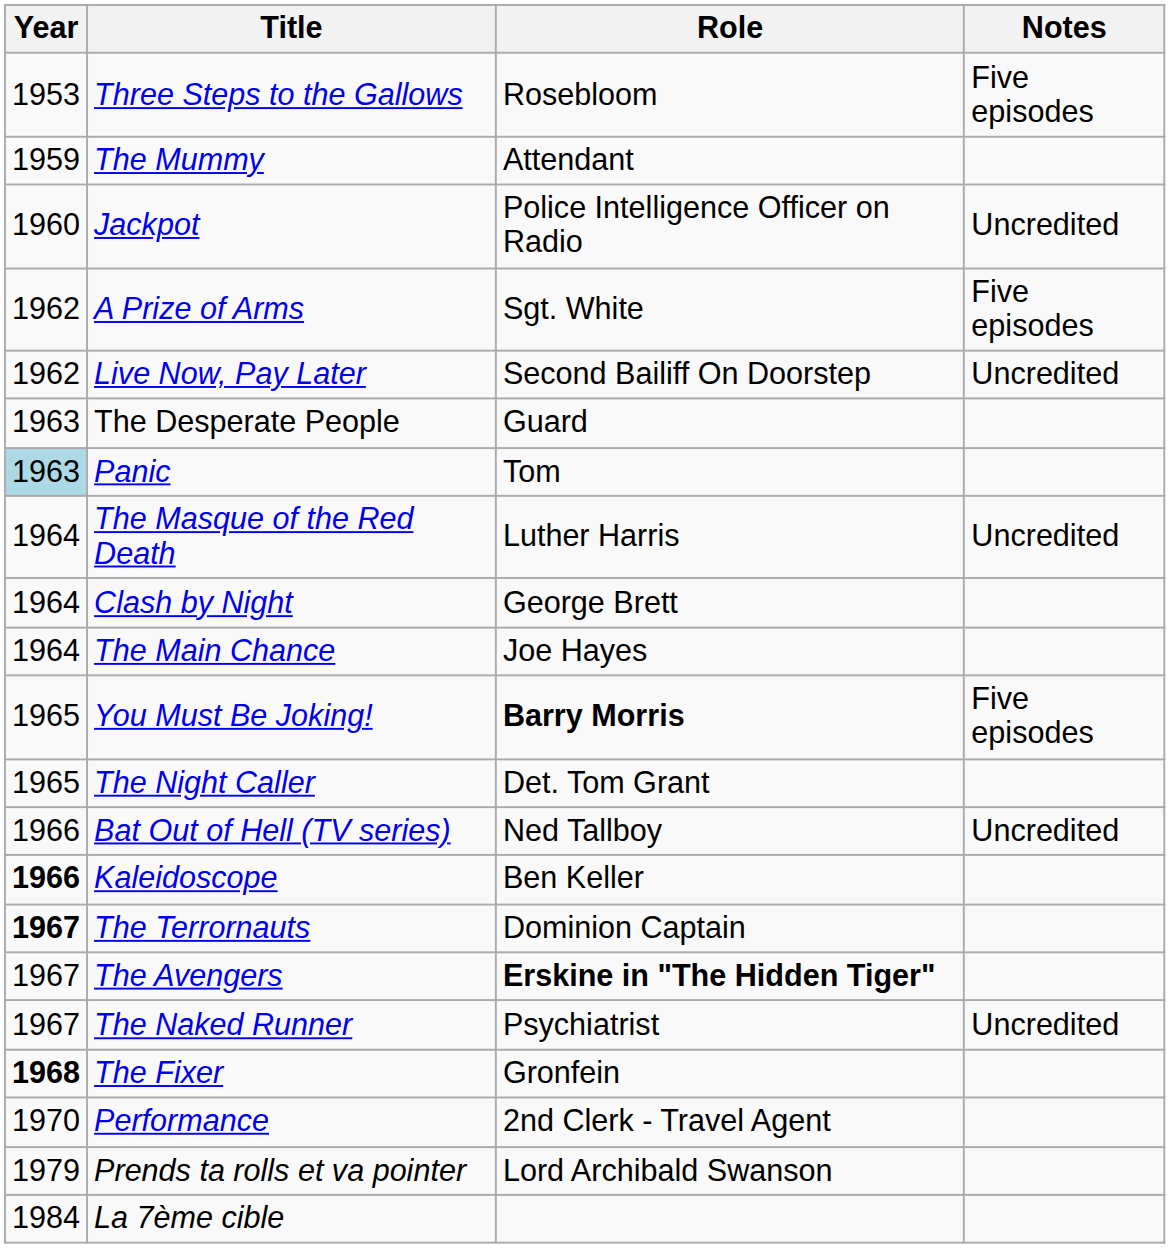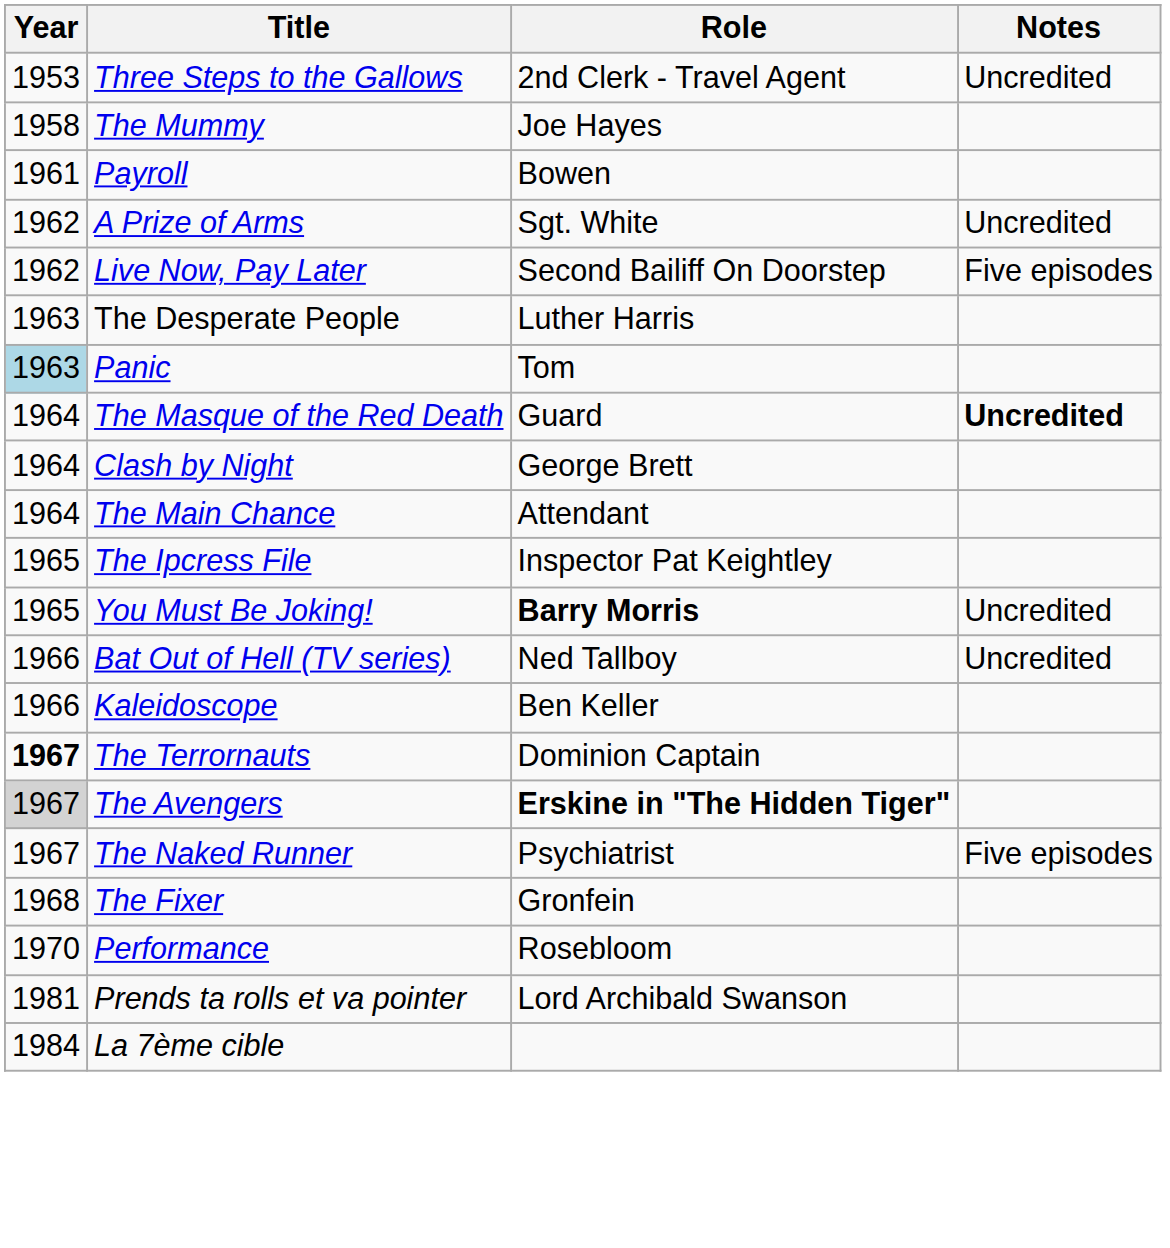(580, 94) Rosebloom -> (681, 77) 2nd Clerk - Travel Agent
(1033, 94) Five episodes -> (1038, 77) Uncredited
(46, 160) 1959 -> (46, 125) 1958
(568, 160) Attendant -> (590, 125) Joe Hayes
- row: (147, 225)
+ row: (141, 174)
(1033, 308) Five episodes -> (1038, 222) Uncredited
(1045, 374) Uncredited -> (1059, 271) Five episodes
(545, 422) Guard -> (606, 319) Luther Harris
(591, 536) Luther Harris -> (560, 416) Guard
(1045, 536) normal -> (1044, 416) bold
(575, 650) Joe Hayes -> (583, 513) Attendant
+ row: (203, 561)
(1033, 716) Five episodes -> (1038, 610) Uncredited
- row: (204, 782)
(46, 879) bold -> (46, 707) normal
(46, 976) no background -> (46, 804) lightgrey background
(1045, 1024) Uncredited -> (1059, 852) Five episodes
(46, 1073) bold -> (46, 901) normal
(667, 1121) 2nd Clerk - Travel Agent -> (595, 949) Rosebloom
(46, 1169) 1979 -> (46, 998) 1981
